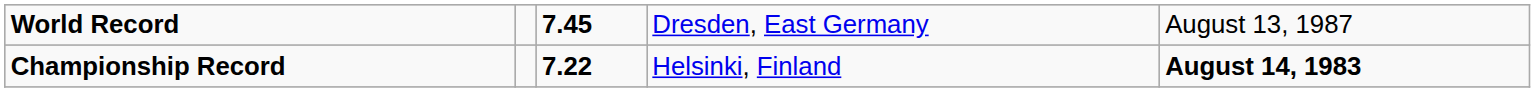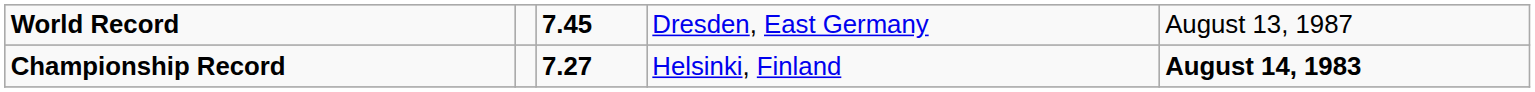(567, 65) 7.22 -> (567, 65) 7.27
